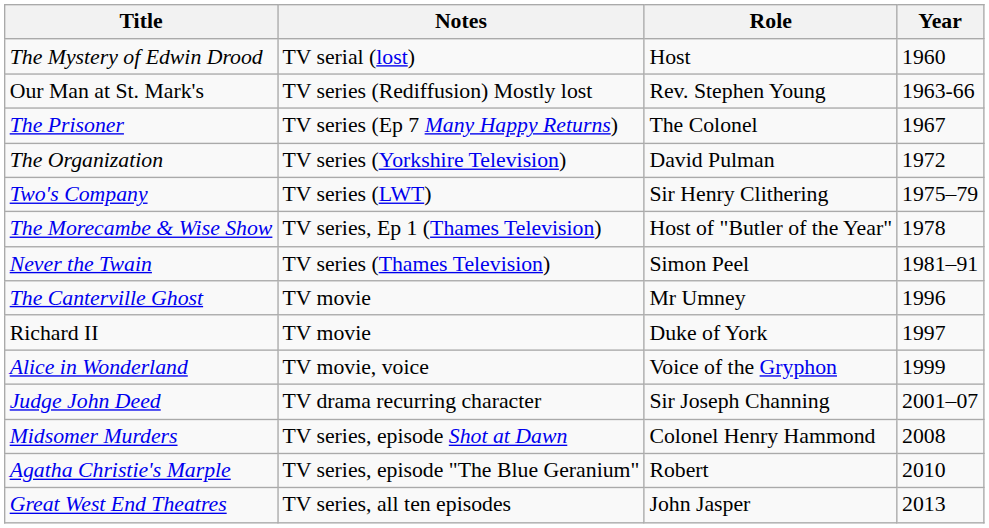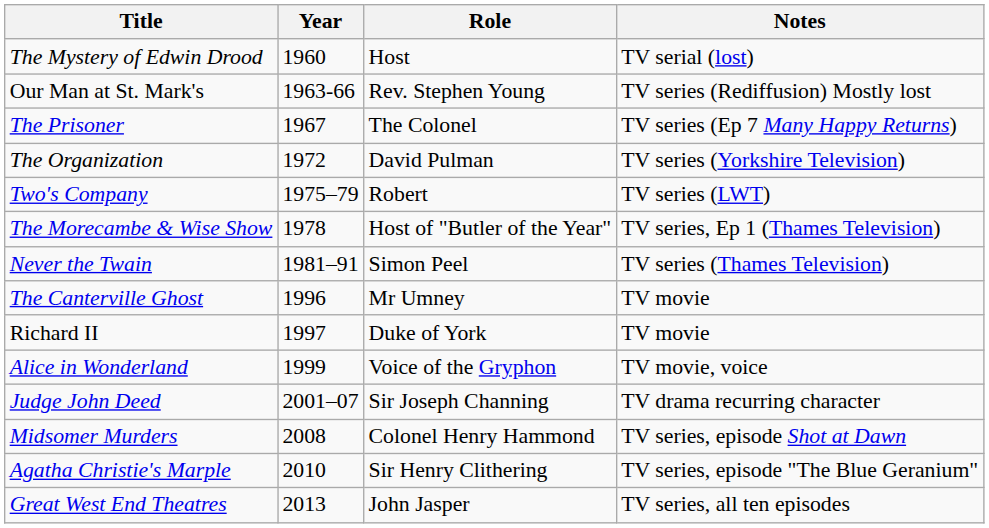columns swapped: (940, 21) <-> (461, 21)
(739, 194) Sir Henry Clithering -> (398, 194) Robert
(679, 470) Robert -> (458, 470) Sir Henry Clithering
